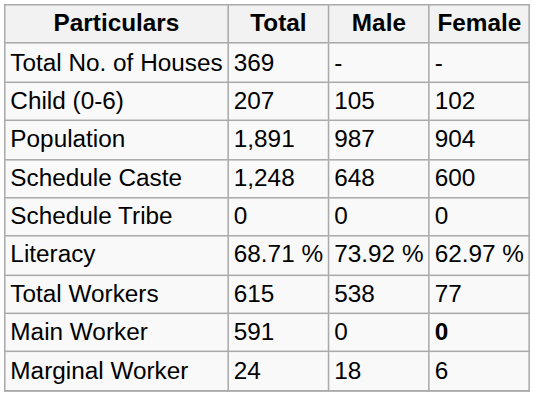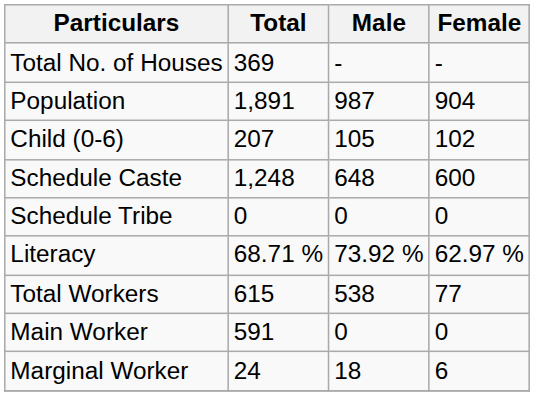rows swapped: (68, 139) <-> (67, 100)
(441, 332) bold -> (441, 332) normal
